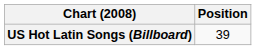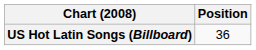(223, 34) 39 -> (223, 34) 36
